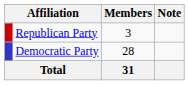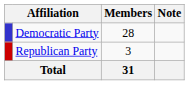rows swapped: (57, 51) <-> (56, 32)
